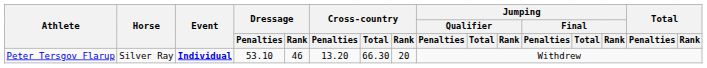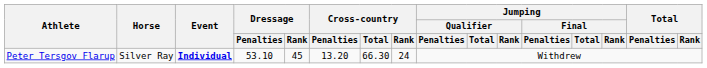(297, 55) 46 -> (297, 55) 45
(404, 55) 20 -> (404, 55) 24
